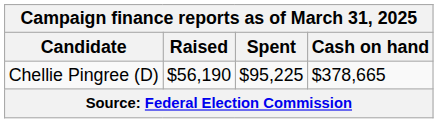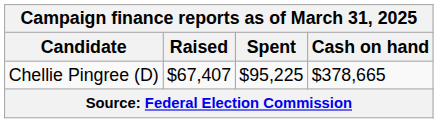(199, 74) $56,190 -> (199, 74) $67,407
